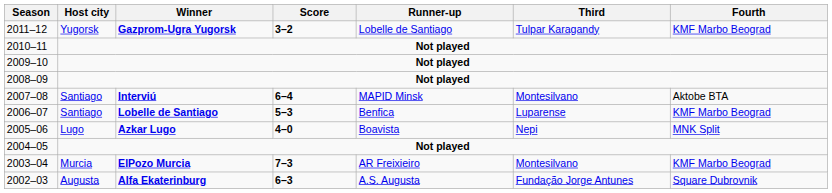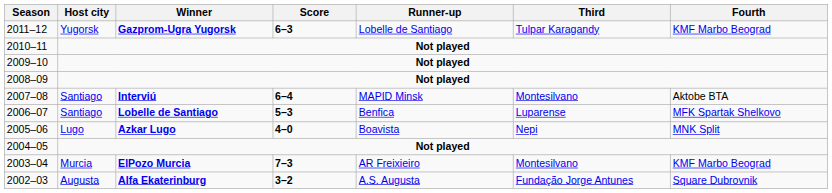(284, 29) 3–2 -> (284, 29) 6–3
(722, 113) KMF Marbo Beograd -> (727, 113) MFK Spartak Shelkovo
(284, 180) 6–3 -> (284, 180) 3–2
